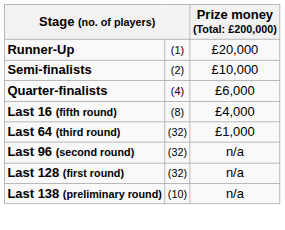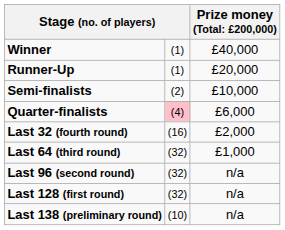+ row: (29, 49)
(177, 91) no background -> (177, 112) pink background
- row: (62, 111)
+ row: (68, 132)
